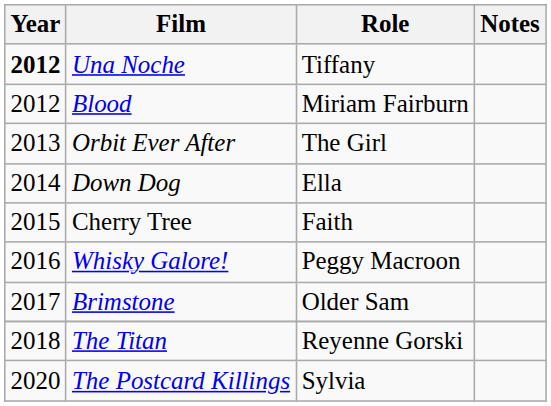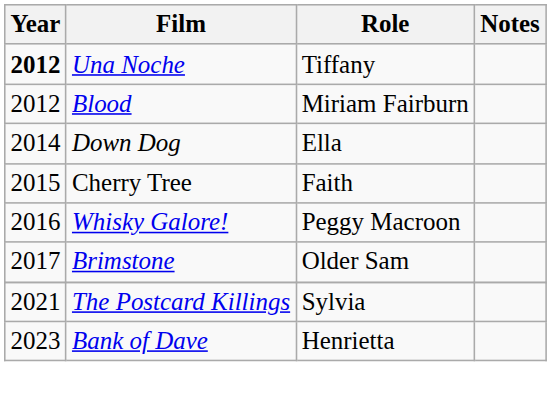- row: (154, 143)
- row: (119, 340)
(35, 380) 2020 -> (35, 301) 2021
+ row: (140, 340)
